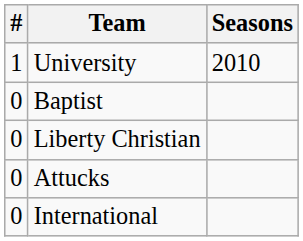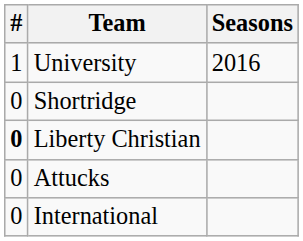(236, 62) 2010 -> (236, 62) 2016
+ row: (85, 100)
- row: (68, 100)
(16, 139) normal -> (16, 139) bold
